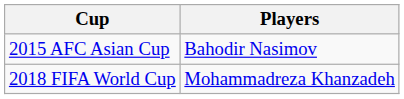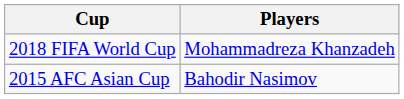rows swapped: (89, 49) <-> (92, 78)
